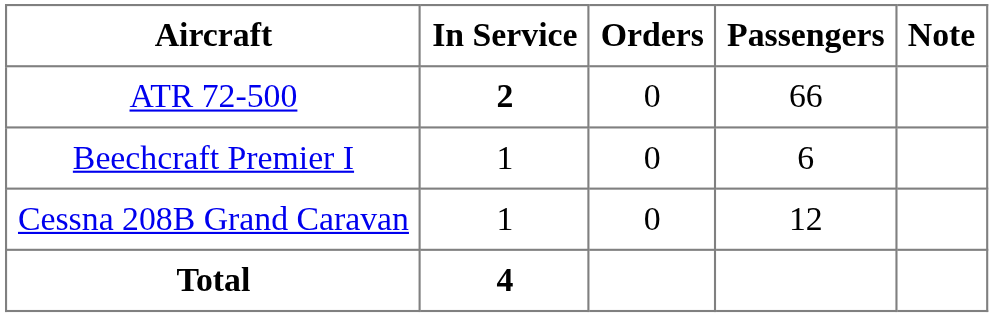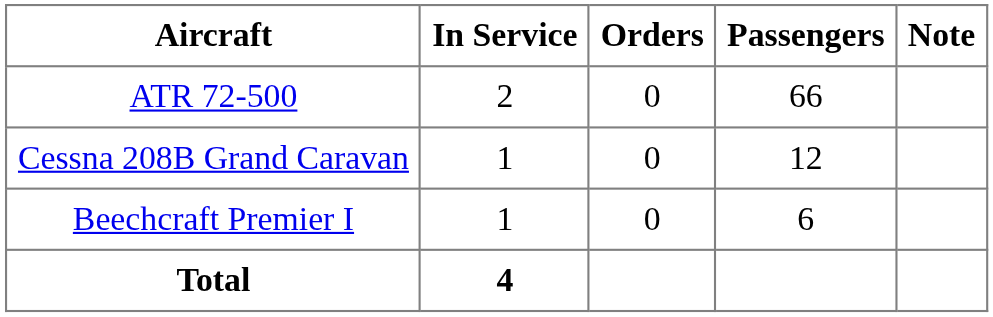(505, 96) bold -> (505, 96) normal
rows swapped: (213, 218) <-> (213, 157)
